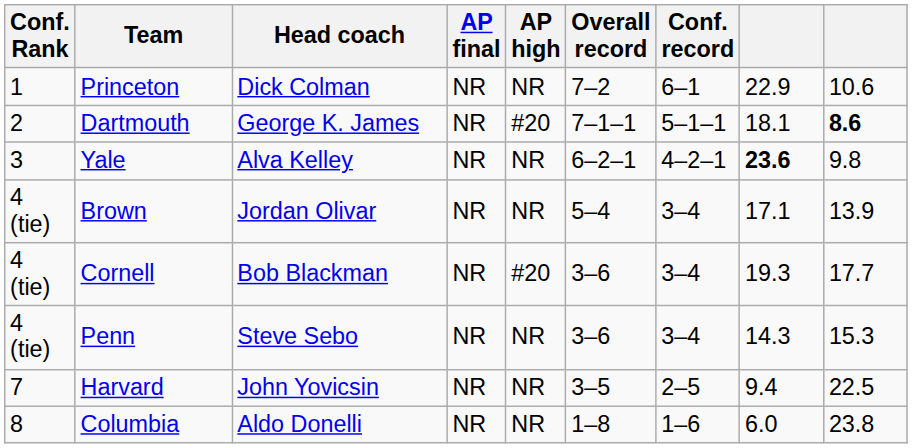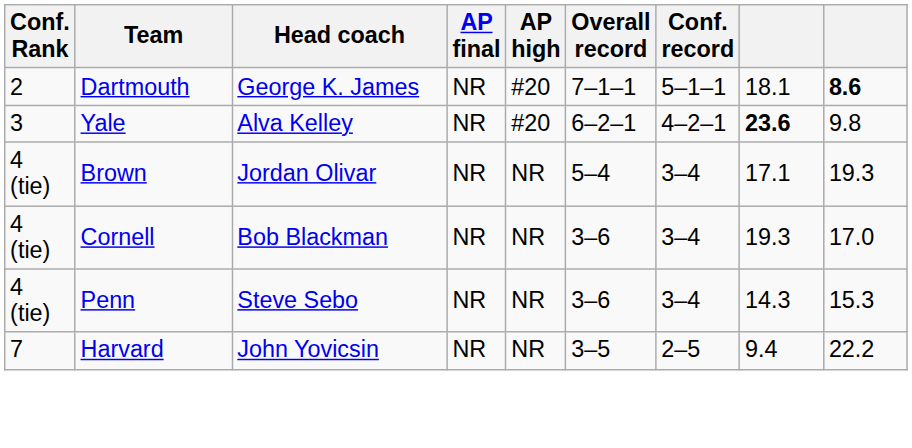- row: (130, 86)
(528, 160) NR -> (531, 123) #20
(852, 210) 13.9 -> (852, 173) 19.3
(531, 273) #20 -> (528, 236) NR
(852, 273) 17.7 -> (852, 236) 17.0
(852, 387) 22.5 -> (852, 350) 22.2
- row: (130, 424)
